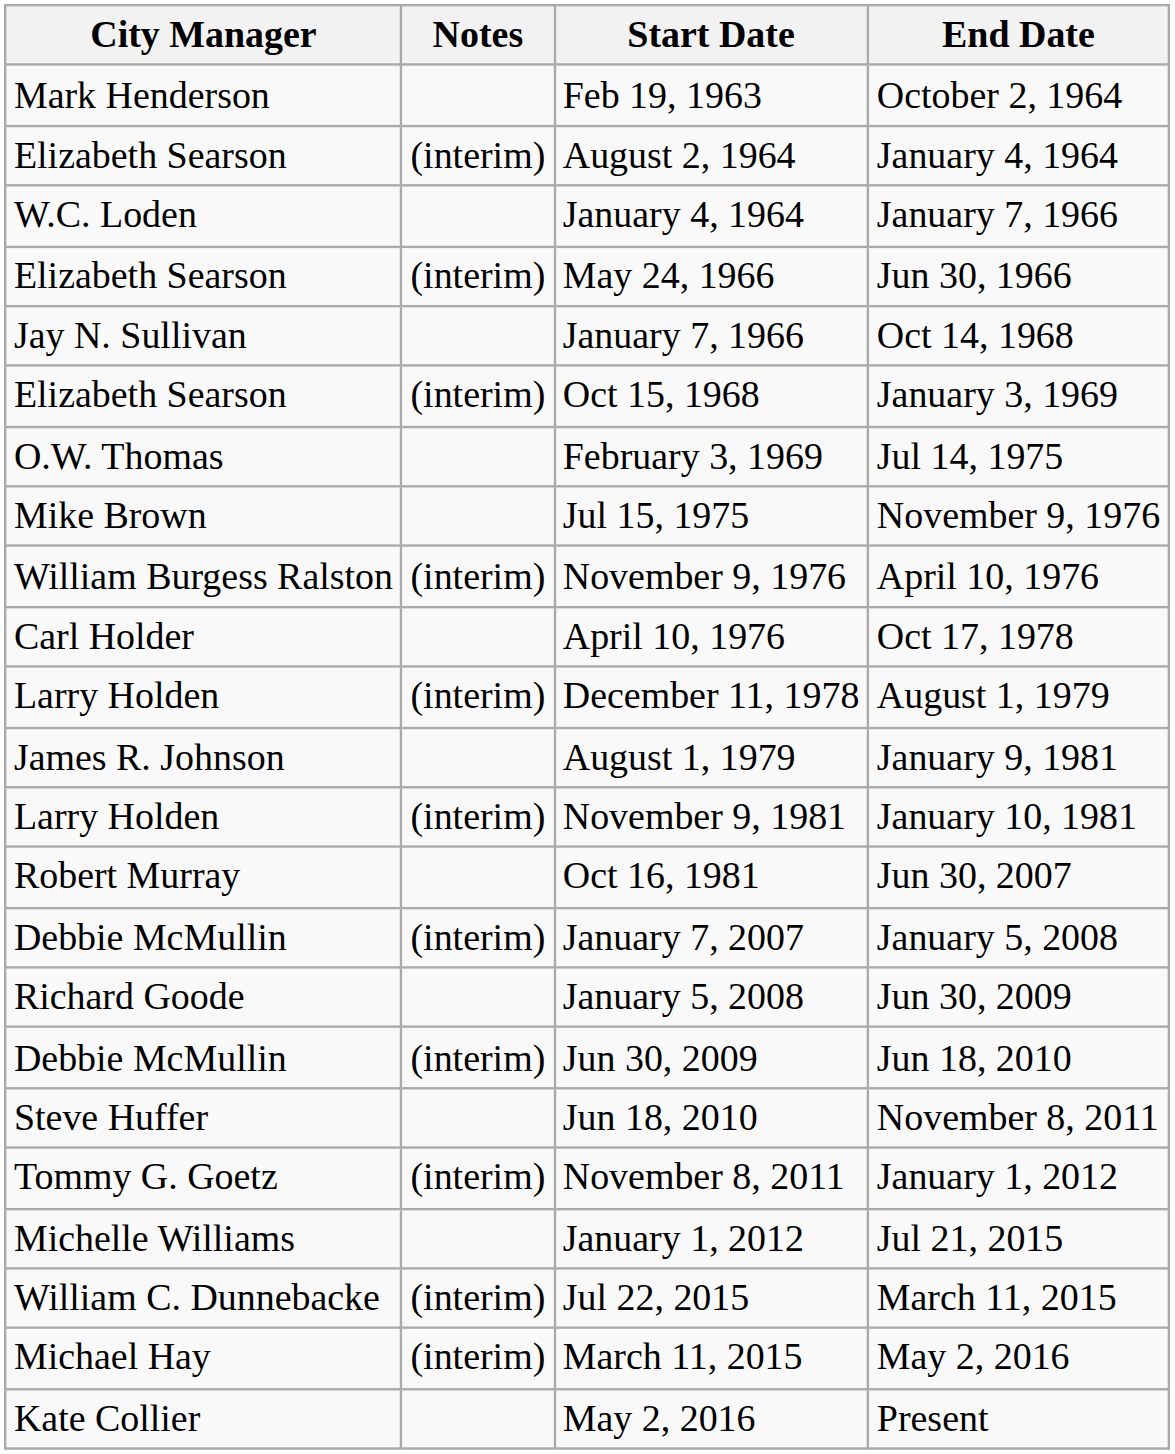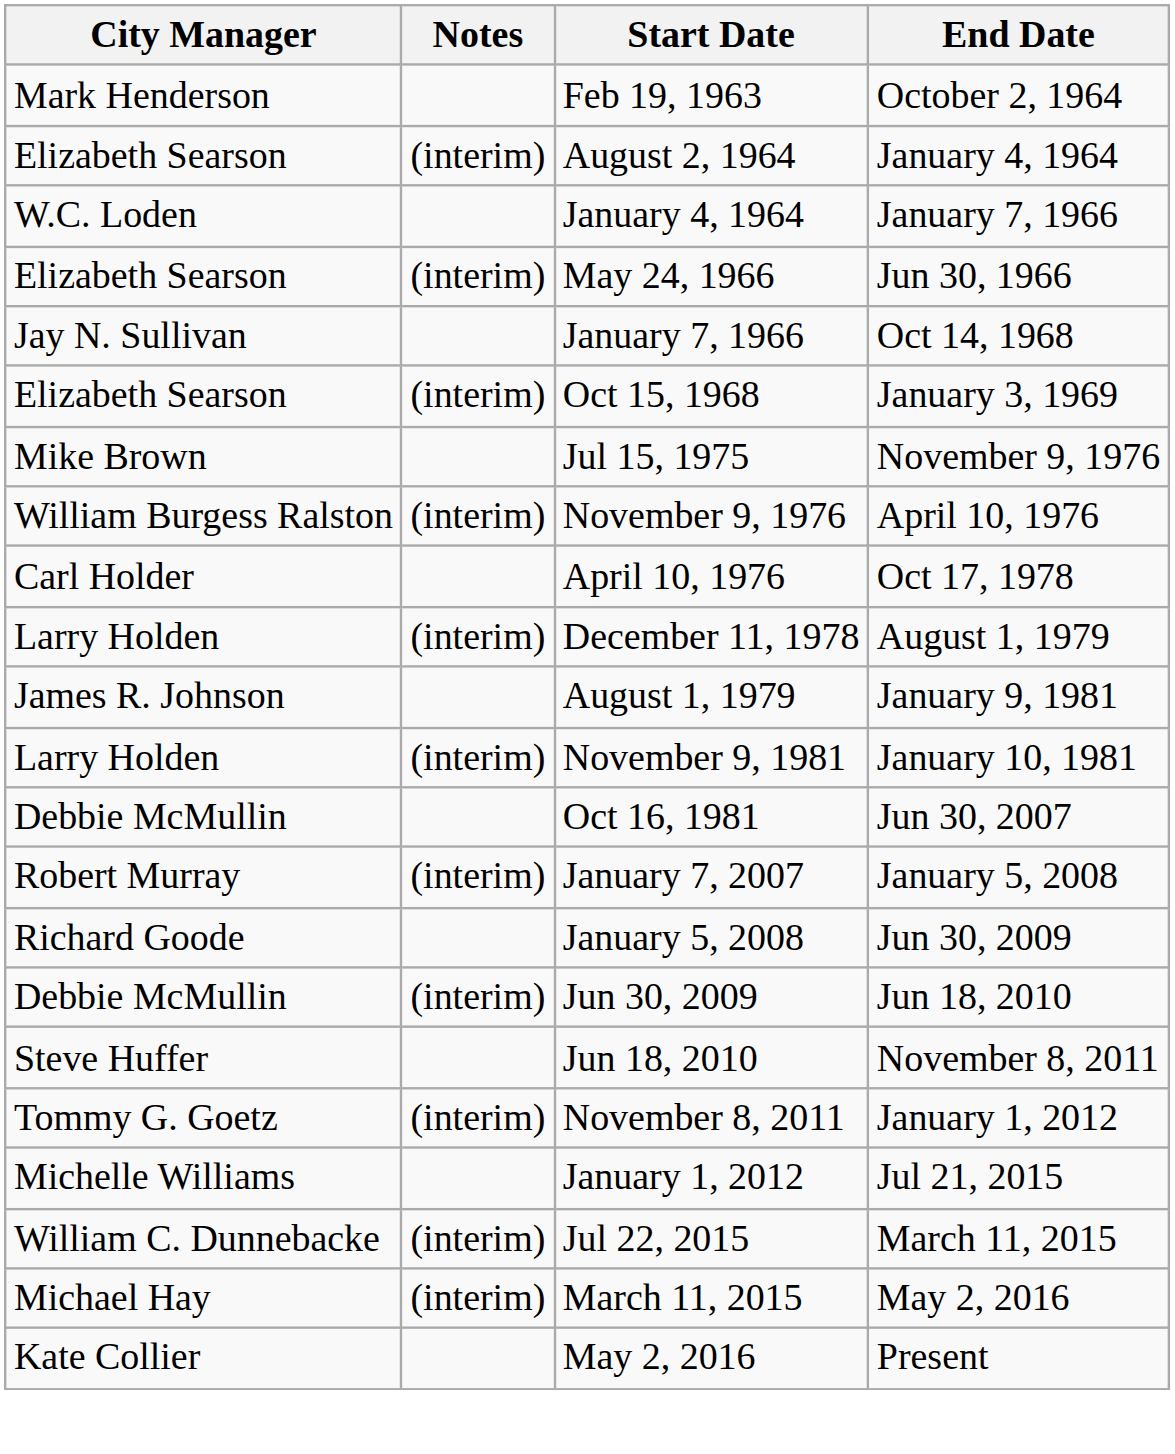- row: (693, 455)
(127, 876) Robert Murray -> (150, 816) Debbie McMullin
(150, 936) Debbie McMullin -> (127, 876) Robert Murray
